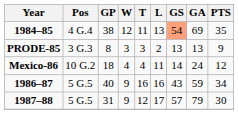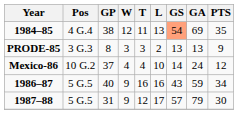(108, 65) 18 -> (108, 65) 37
(159, 65) 11 -> (159, 65) 10
